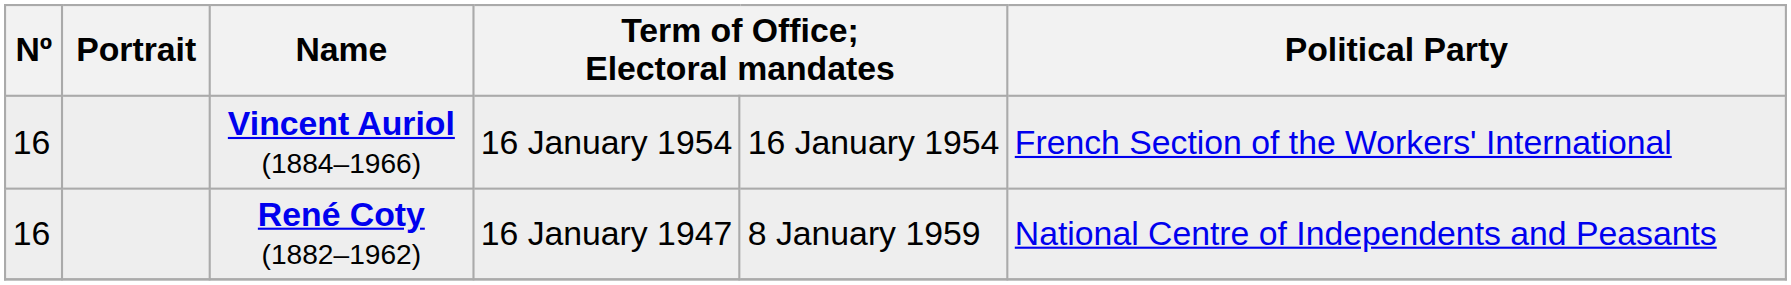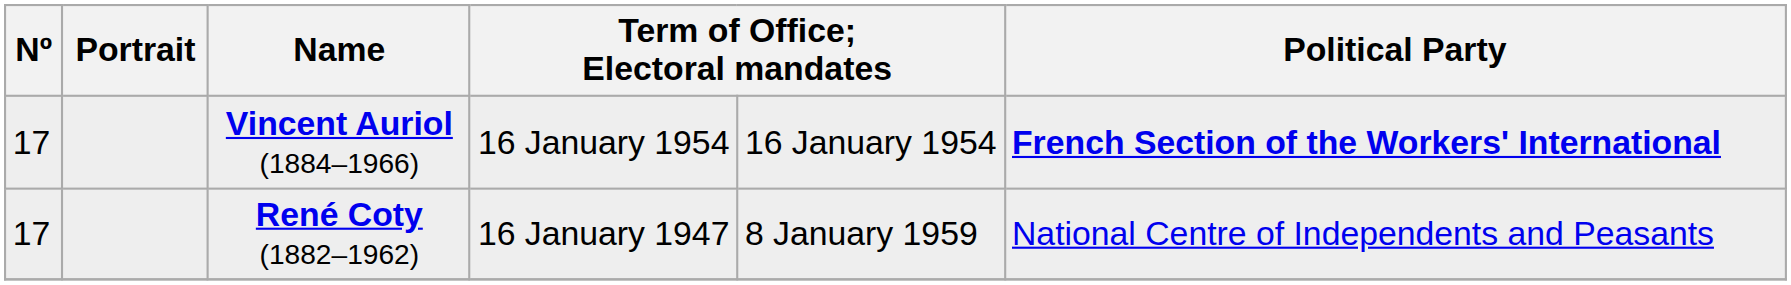(32, 141) 16 -> (32, 141) 17
(1343, 141) normal -> (1366, 141) bold
(32, 233) 16 -> (32, 233) 17
